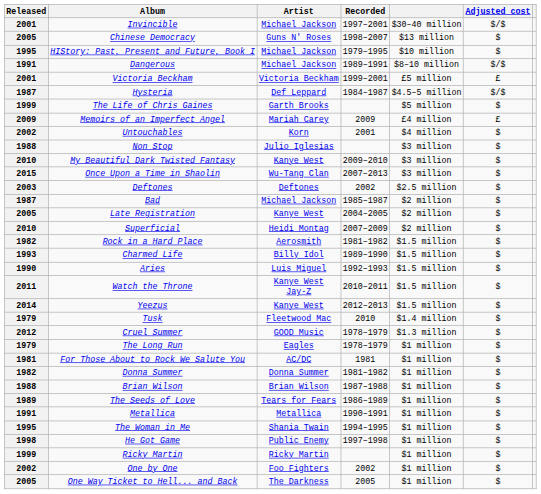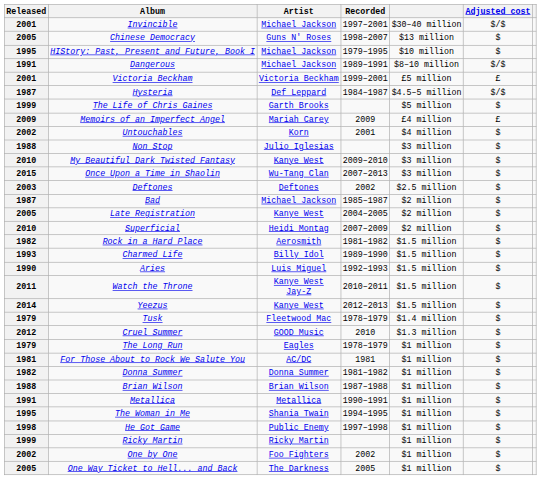(365, 319) 2010 -> (365, 319) 1978–1979
(365, 333) 1978–1979 -> (365, 333) 2010
- row: (153, 400)
